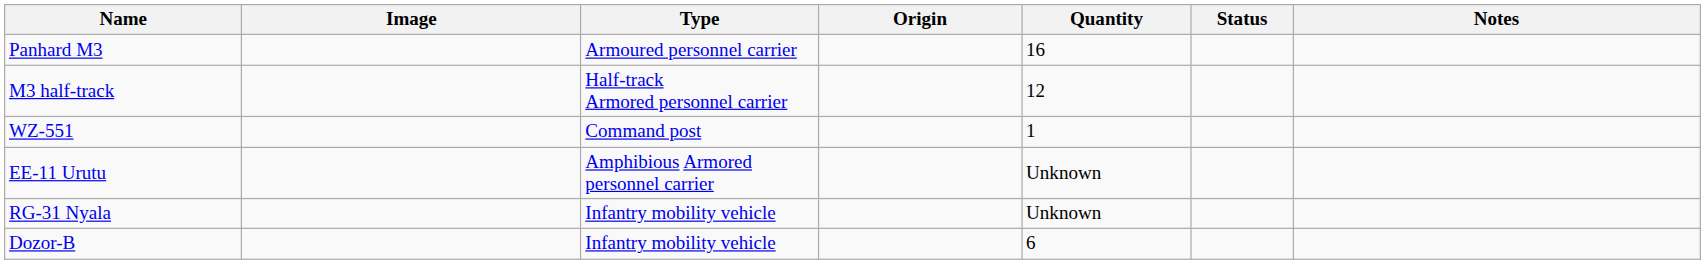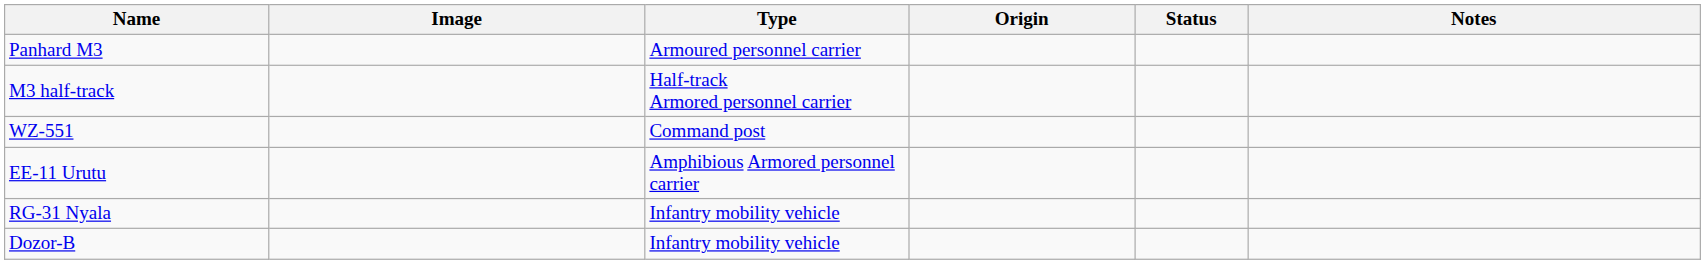- column: (1106, 19)
